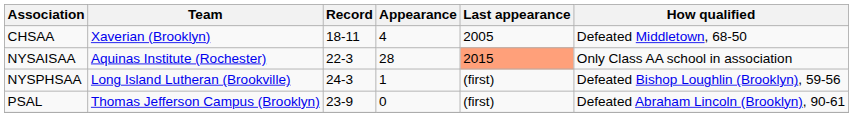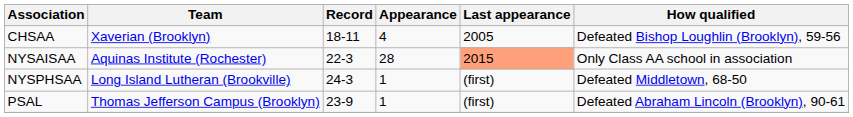(662, 36) Defeated Middletown, 68-50 -> (709, 36) Defeated Bishop Loughlin (Brooklyn), 59-56
(709, 79) Defeated Bishop Loughlin (Brooklyn), 59-56 -> (662, 79) Defeated Middletown, 68-50
(383, 101) 0 -> (383, 101) 1
